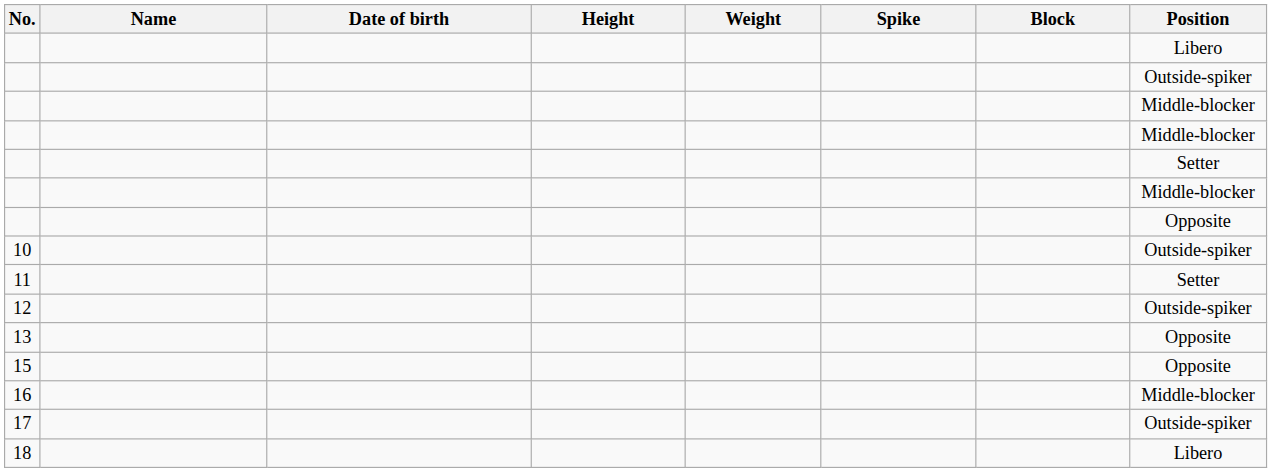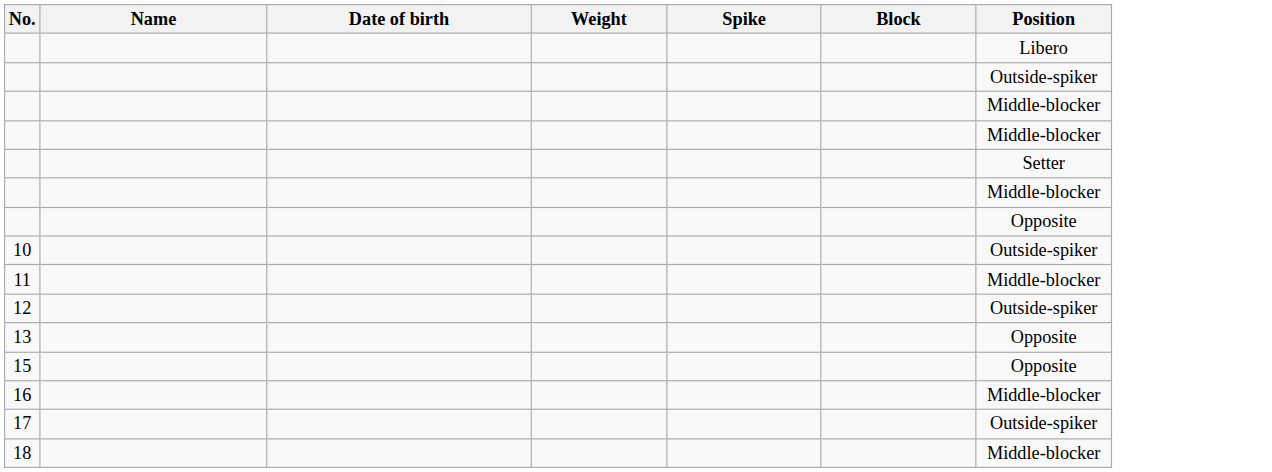- column: (608, 18)
(1198, 279) Setter -> (1044, 279) Middle-blocker
(1198, 452) Libero -> (1044, 452) Middle-blocker
